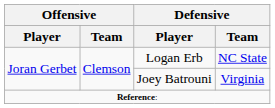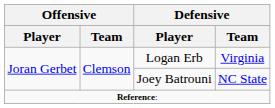(242, 57) NC State -> (242, 57) Virginia
(242, 79) Virginia -> (242, 79) NC State
